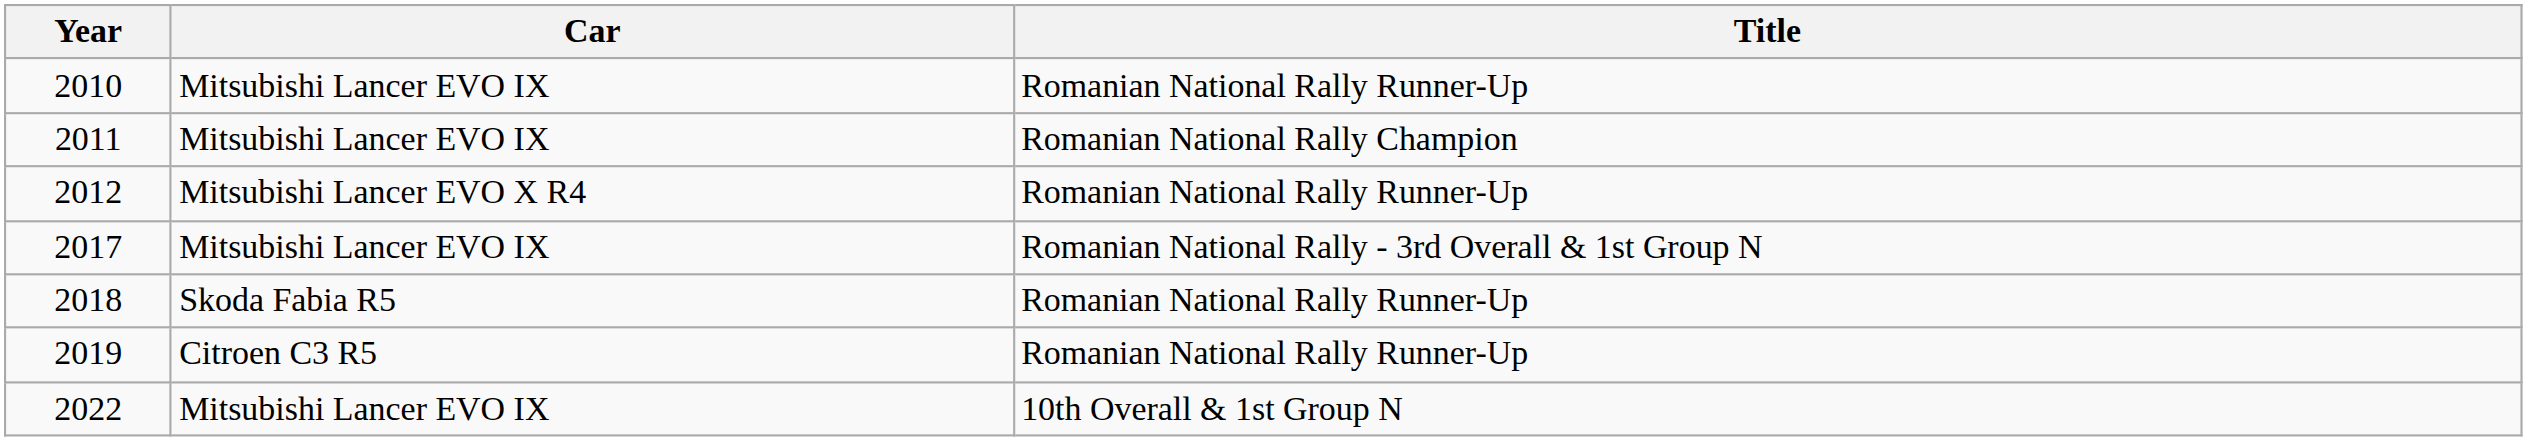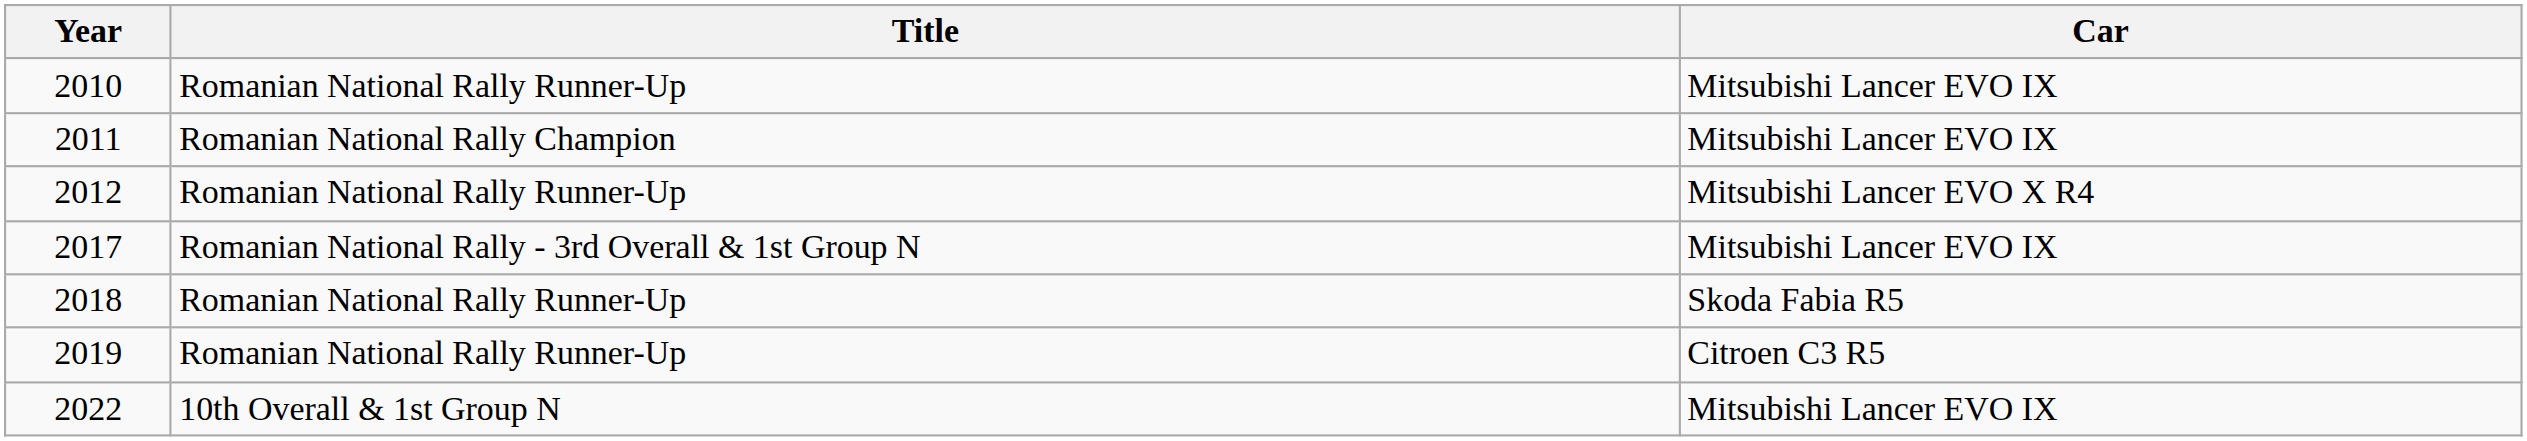columns swapped: (1767, 31) <-> (592, 31)
